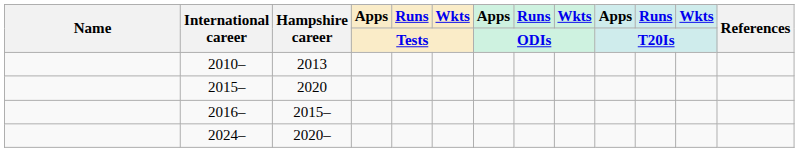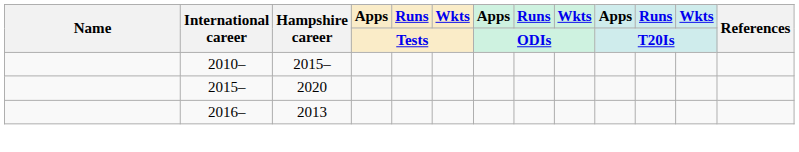(312, 64) 2013 -> (312, 64) 2015–
(312, 111) 2015– -> (312, 111) 2013
- row: (227, 135)
